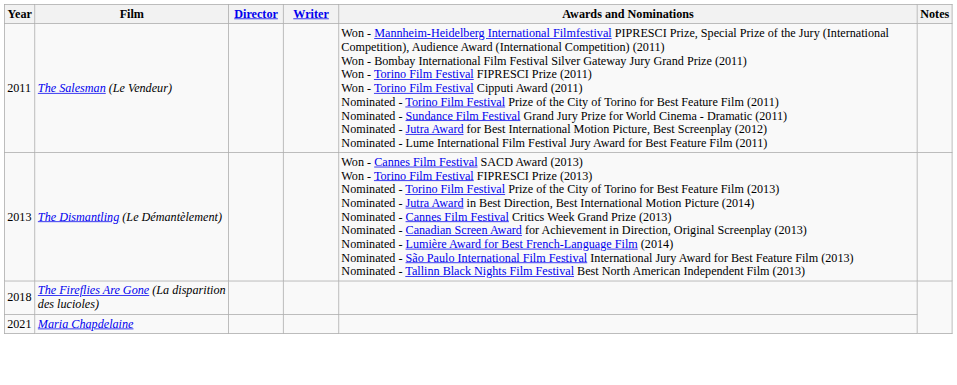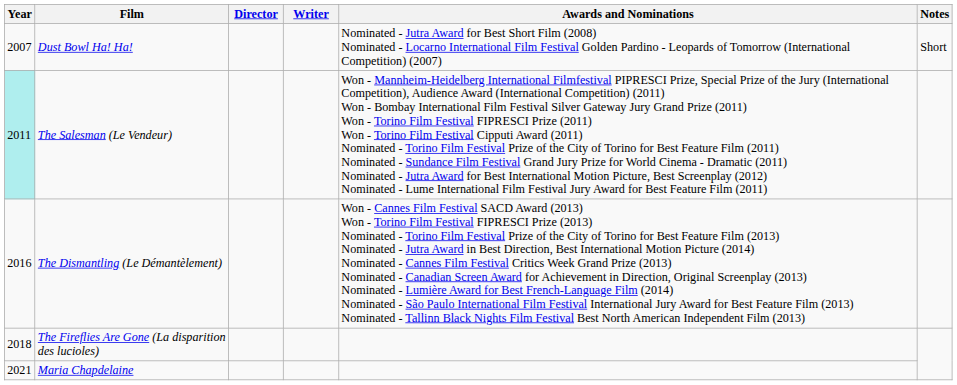+ row: (85, 47)
(19, 88) no background -> (19, 134) paleturquoise background
(19, 216) 2013 -> (19, 263) 2016
